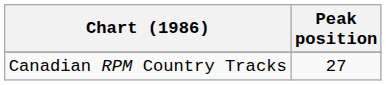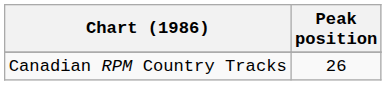(336, 66) 27 -> (336, 66) 26
